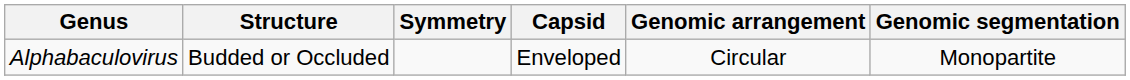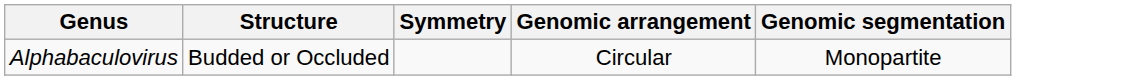- column: (569, 22)
